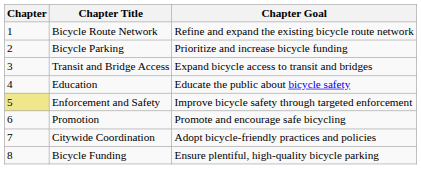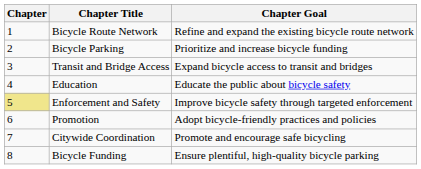(260, 119) Promote and encourage safe bicycling -> (275, 119) Adopt bicycle-friendly practices and policies
(275, 137) Adopt bicycle-friendly practices and policies -> (260, 137) Promote and encourage safe bicycling
